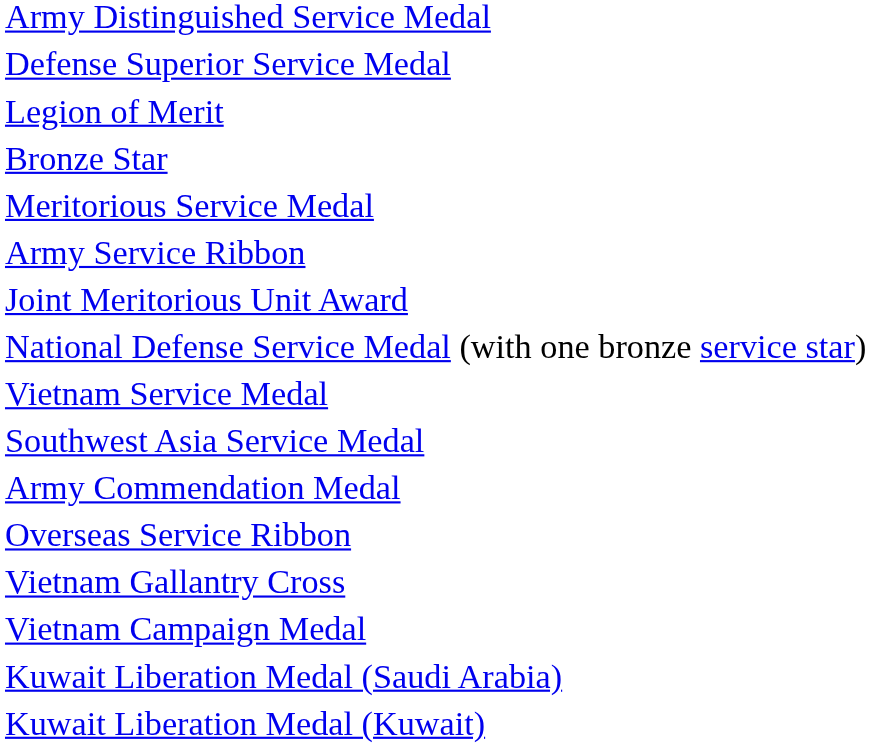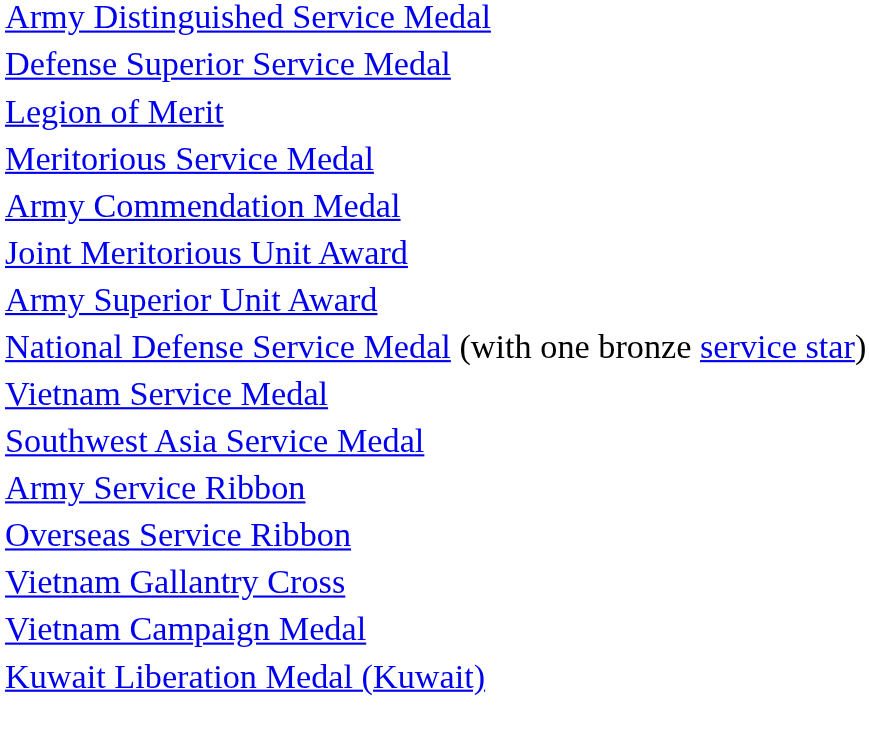- row: (86, 158)
rows swapped: (203, 487) <-> (155, 252)
+ row: (191, 299)
- row: (284, 676)
